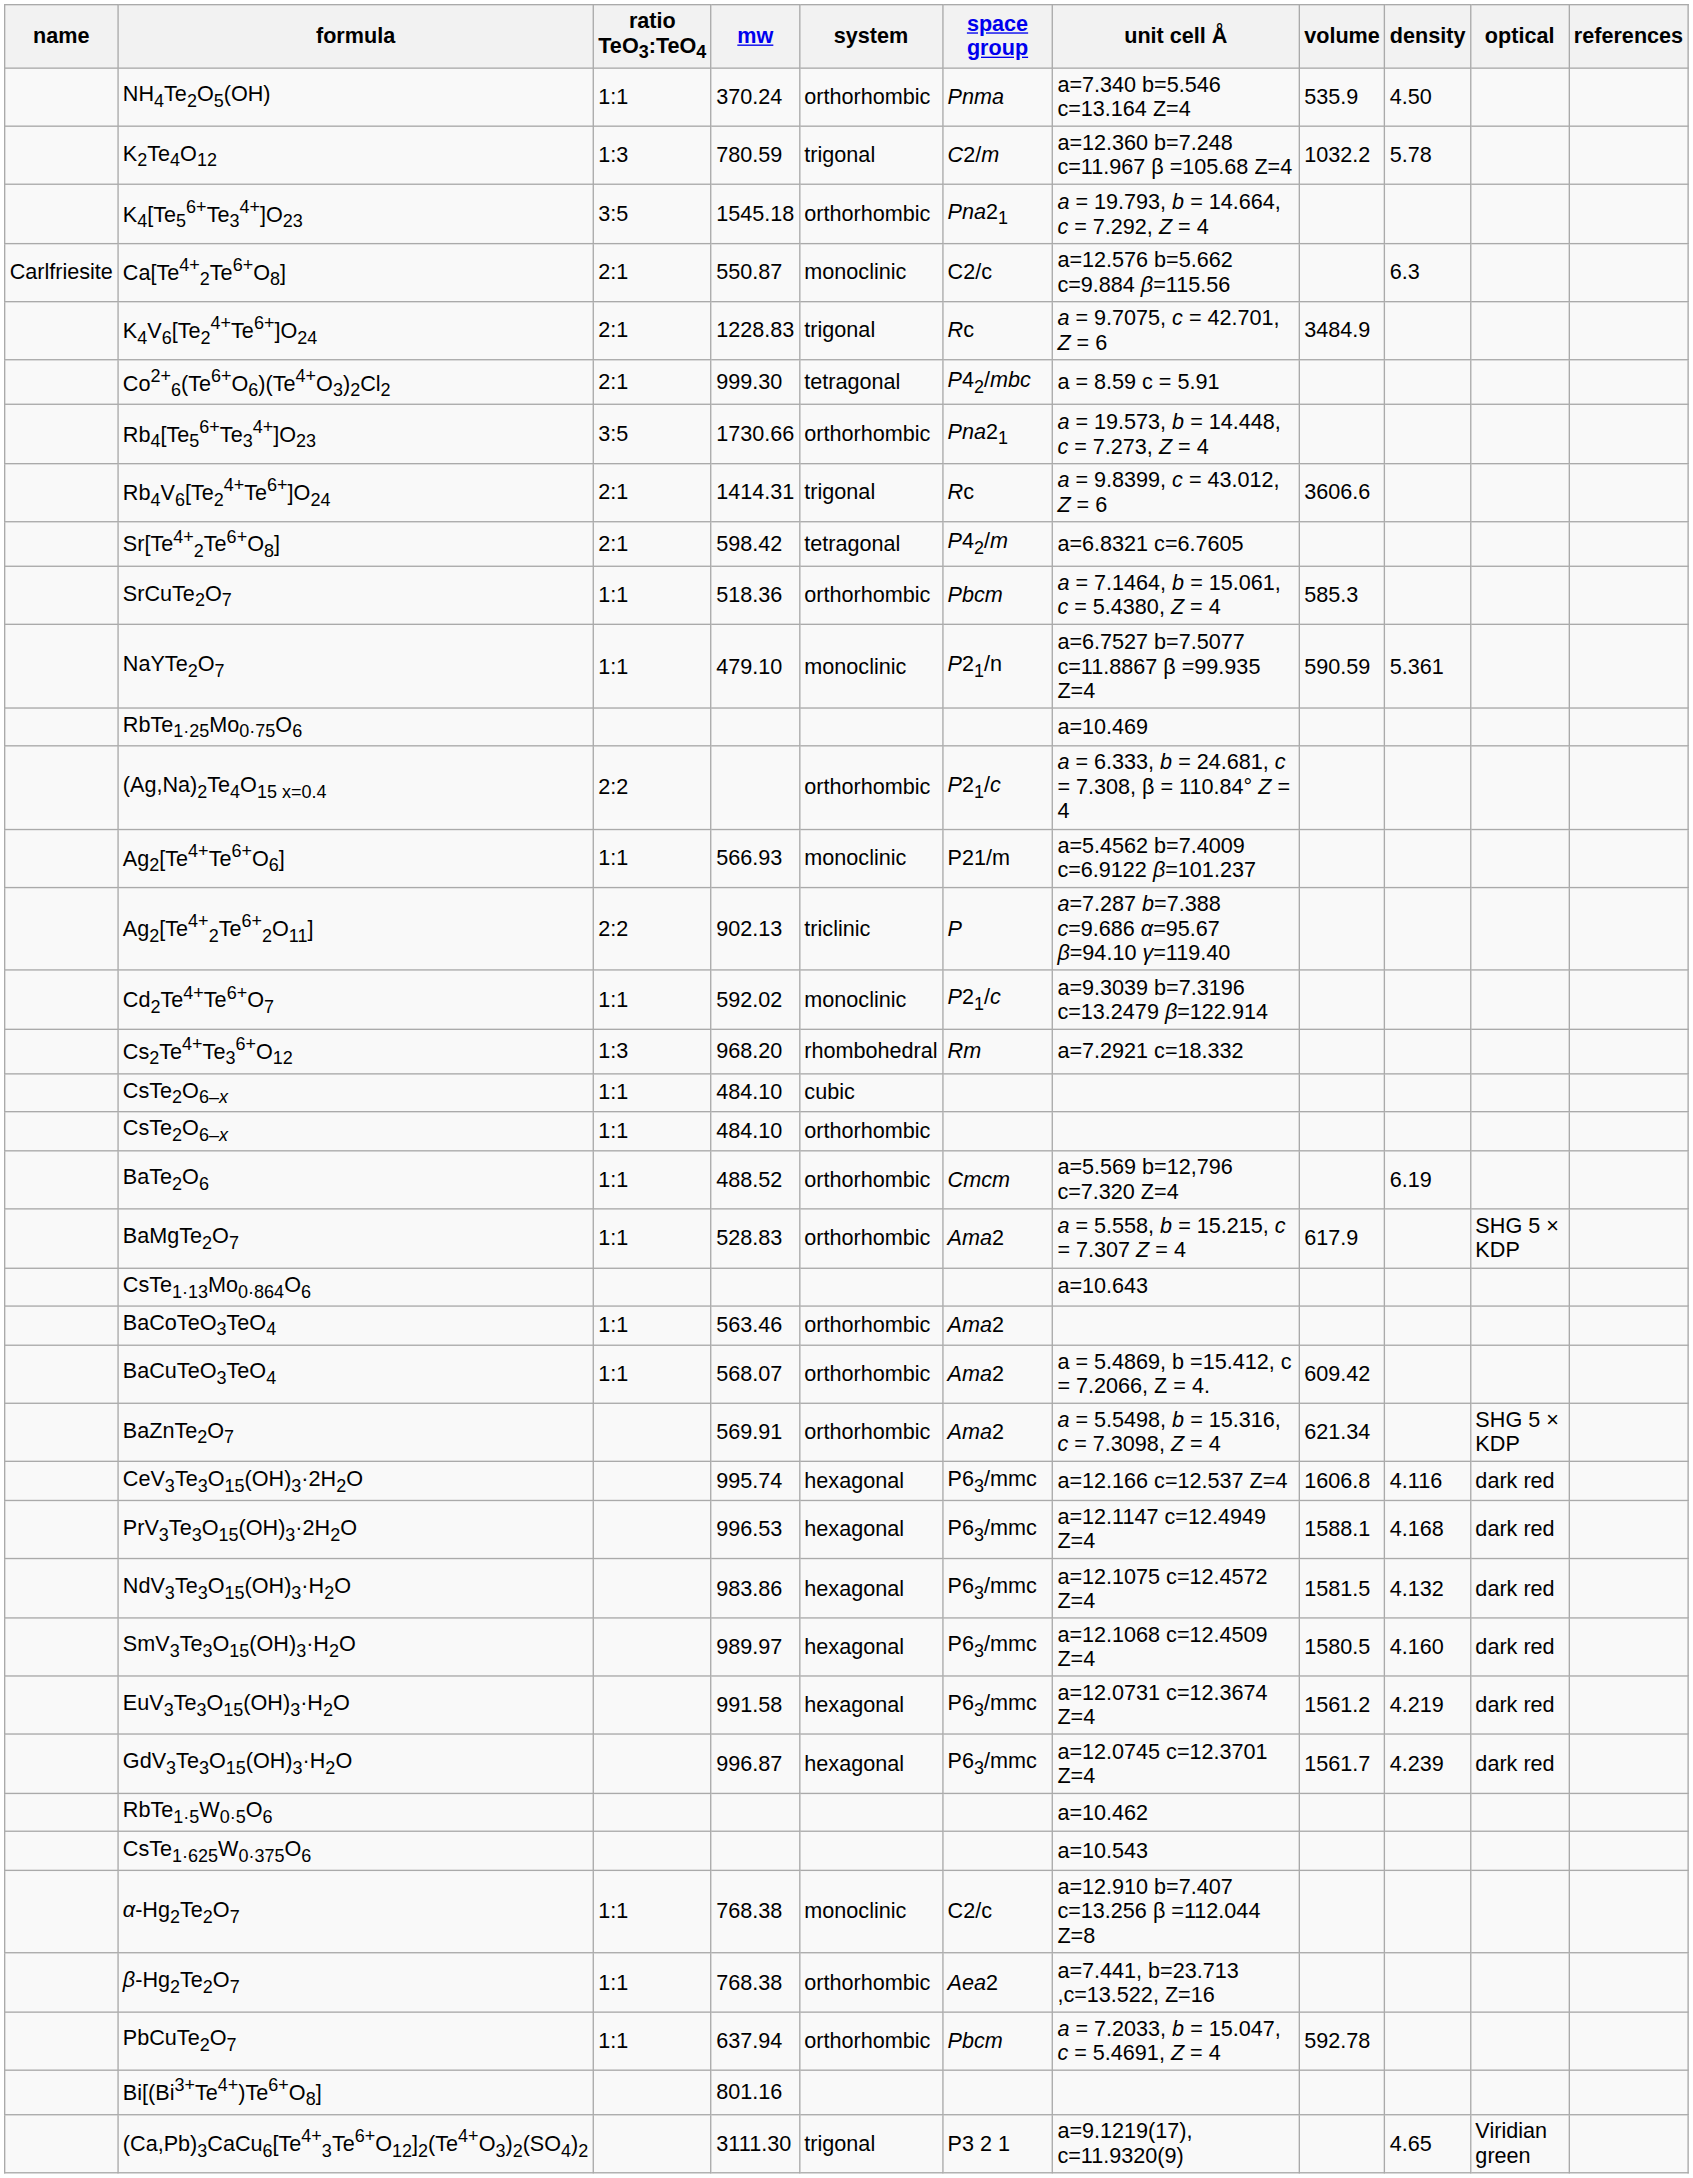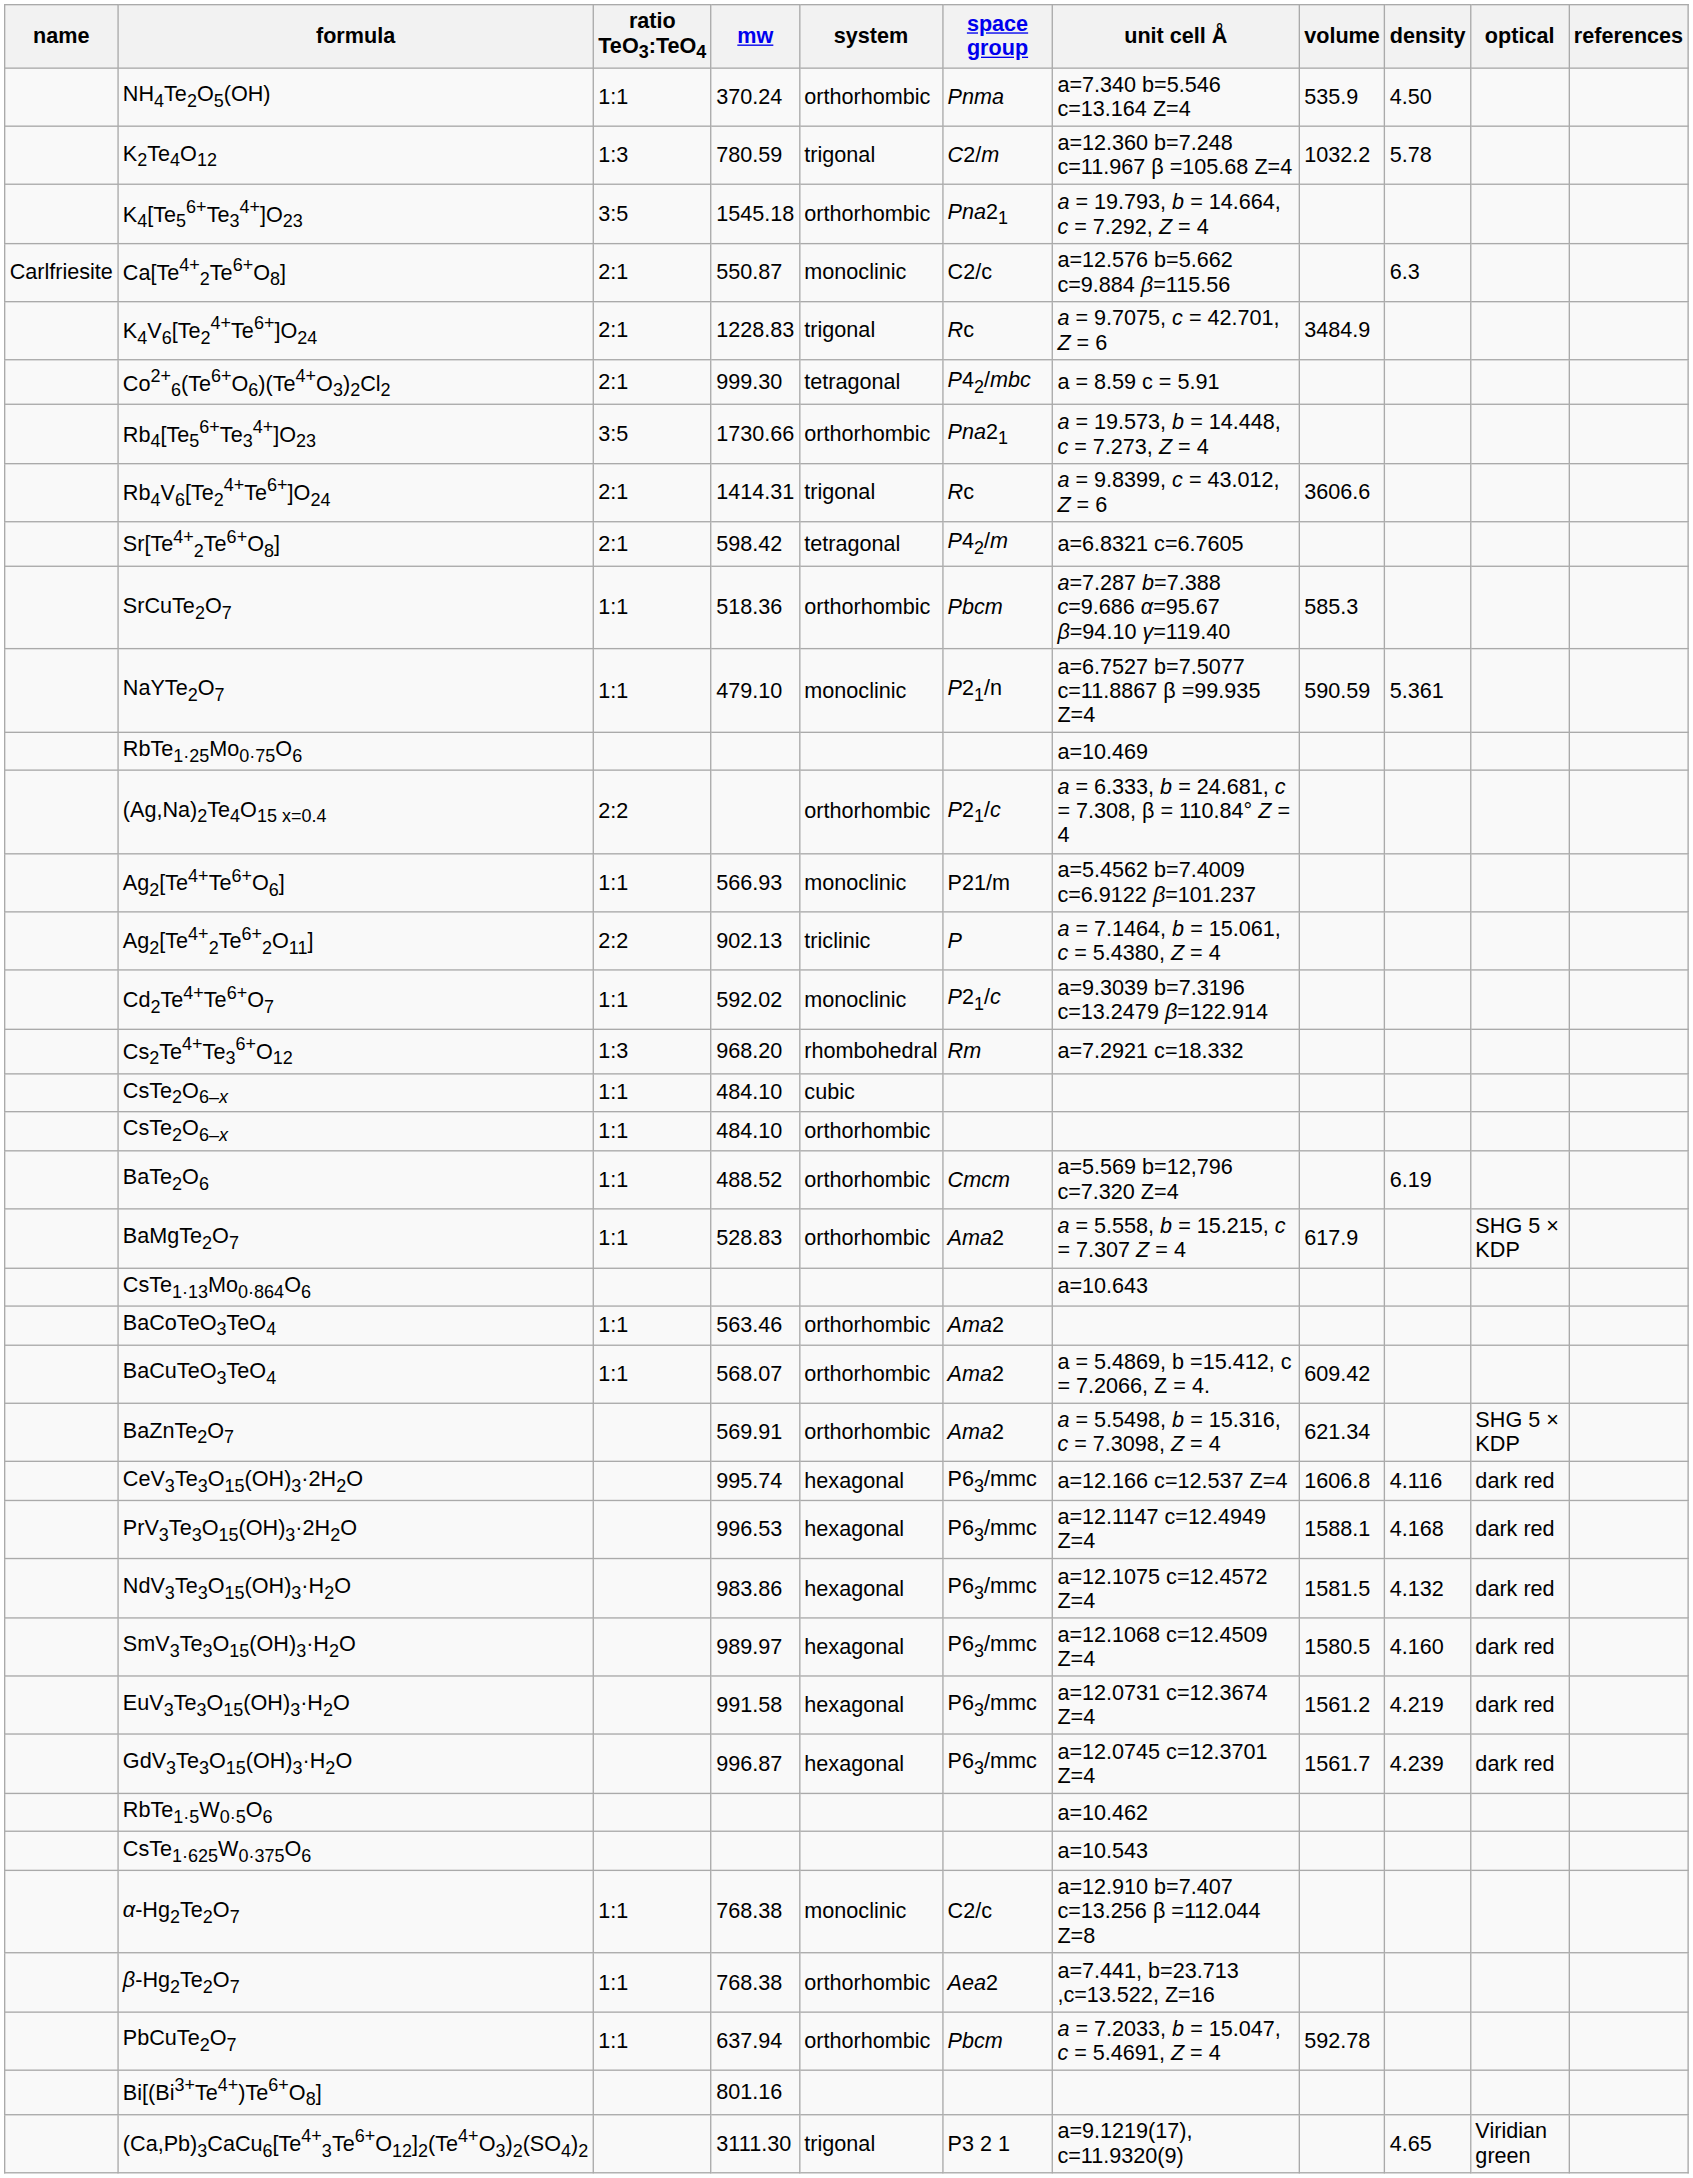(1169, 595) a = 7.1464, b = 15.061, c = 5.4380, Z = 4 -> (1144, 607) a=7.287 b=7.388 c=9.686 α=95.67 β=94.10 γ=119.40
(1144, 928) a=7.287 b=7.388 c=9.686 α=95.67 β=94.10 γ=119.40 -> (1169, 941) a = 7.1464, b = 15.061, c = 5.4380, Z = 4
